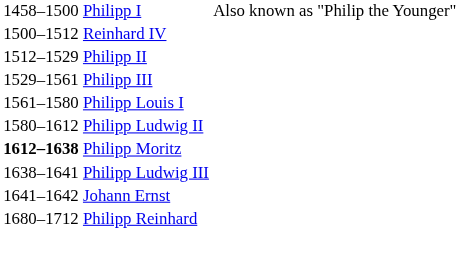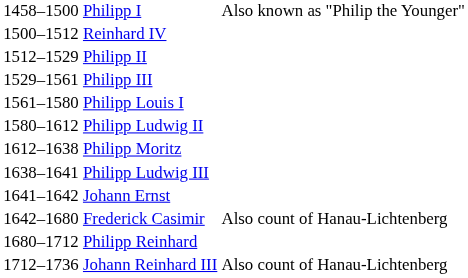(41, 149) bold -> (41, 149) normal
+ row: (144, 218)
+ row: (150, 264)
